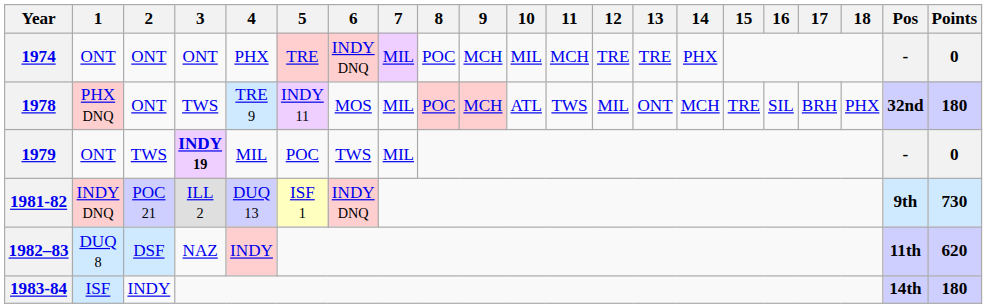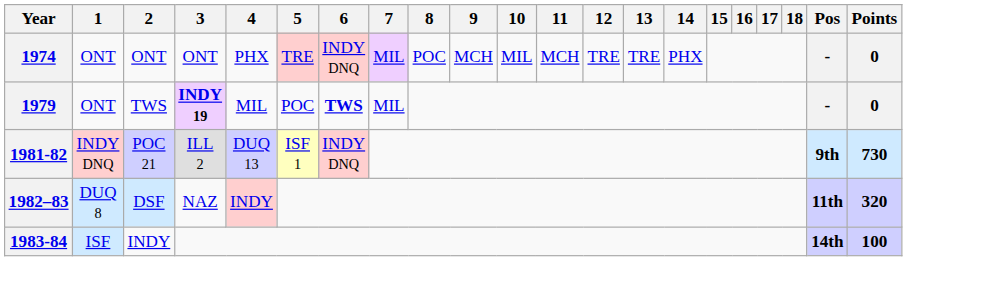- row: (39, 105)
(353, 154) normal -> (344, 105) bold
(954, 251) 620 -> (874, 202) 320
(954, 289) 180 -> (874, 241) 100
